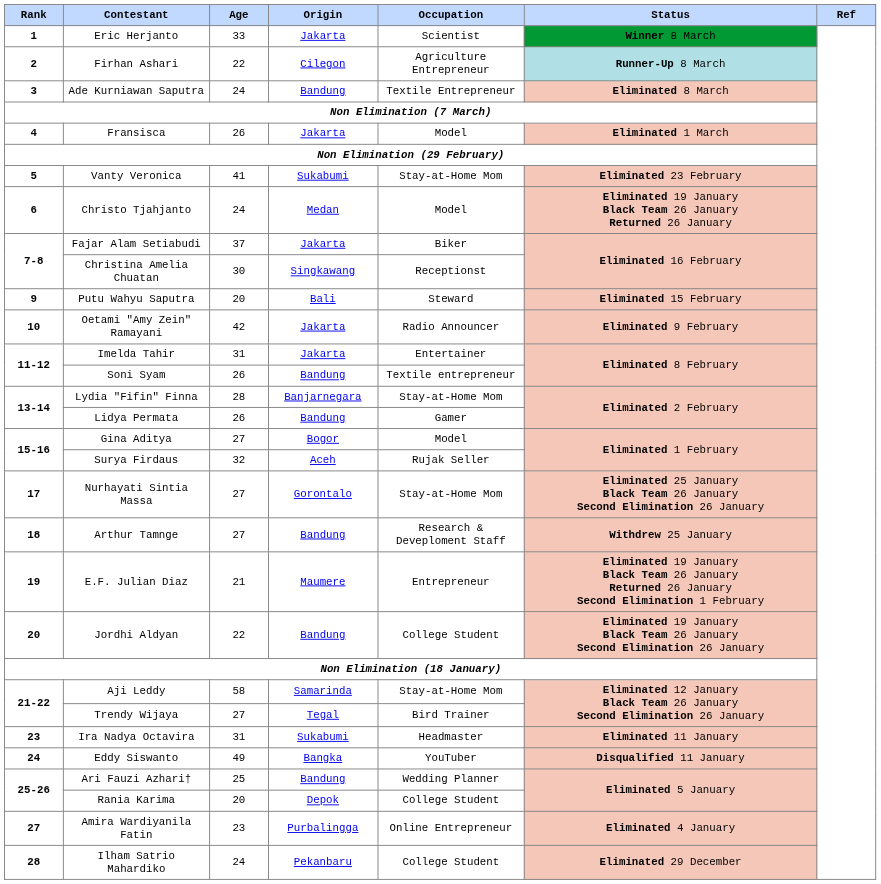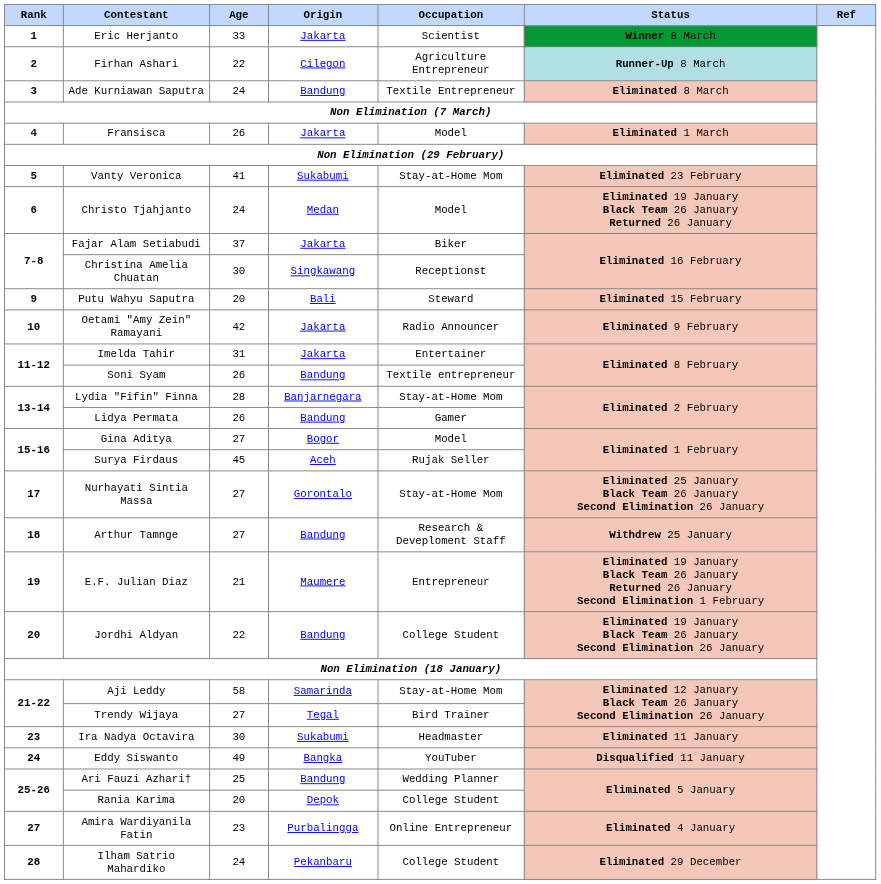(239, 460) 32 -> (239, 460) 45
(239, 737) 31 -> (239, 737) 30
